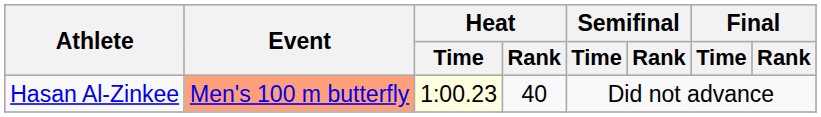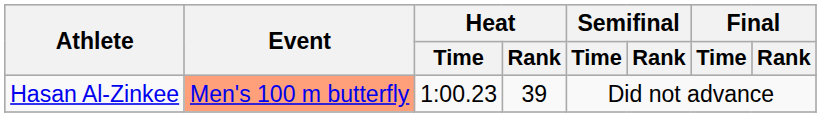(459, 94) lightyellow background -> (459, 94) no background
(534, 94) 40 -> (534, 94) 39
